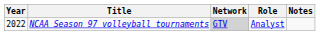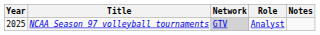(16, 24) 2022 -> (16, 24) 2025
